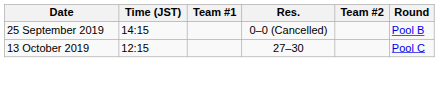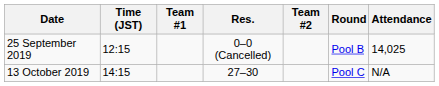+ column: (402, 19)
(135, 30) 14:15 -> (116, 49) 12:15
(135, 48) 12:15 -> (116, 73) 14:15
